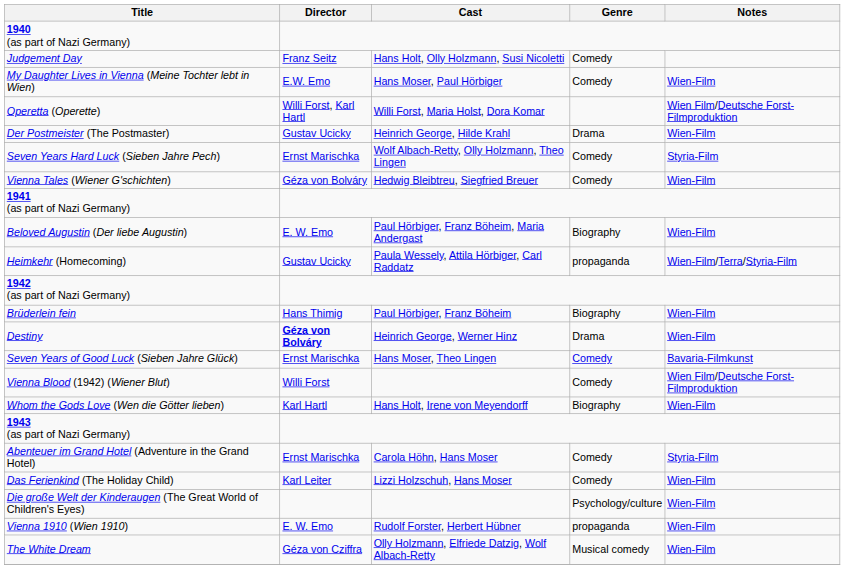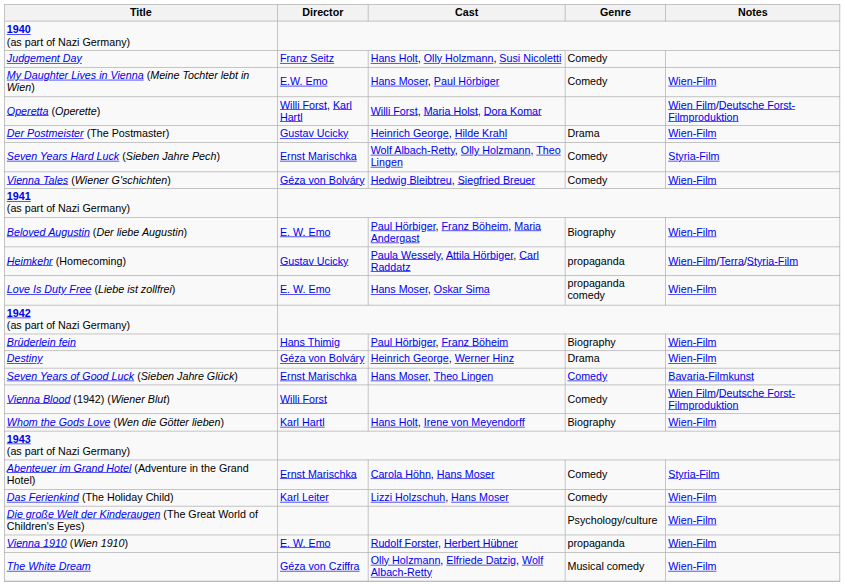+ row: (91, 290)
(306, 336) bold -> (322, 359) normal
